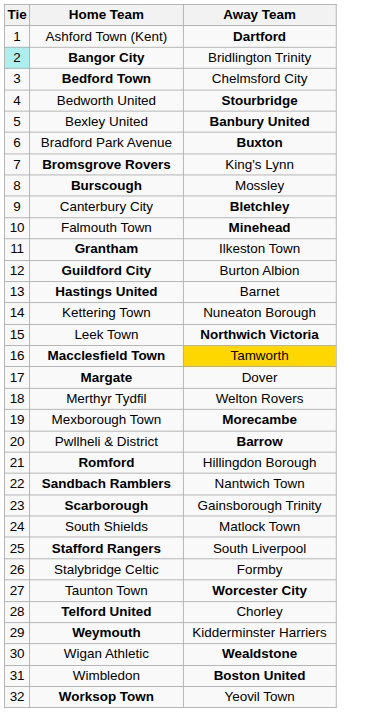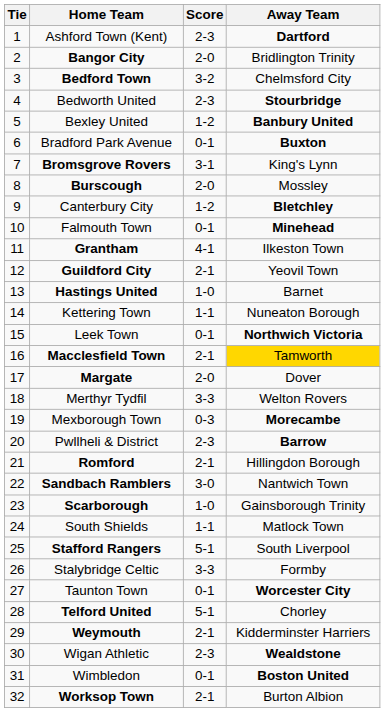+ column: (205, 15)
(17, 57) paleturquoise background -> (17, 57) no background
(260, 270) Burton Albion -> (303, 270) Yeovil Town
(260, 697) Yeovil Town -> (303, 697) Burton Albion
